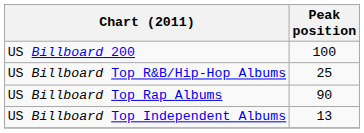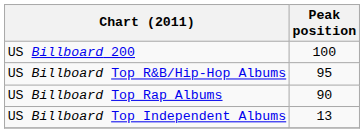(324, 74) 25 -> (324, 74) 95
